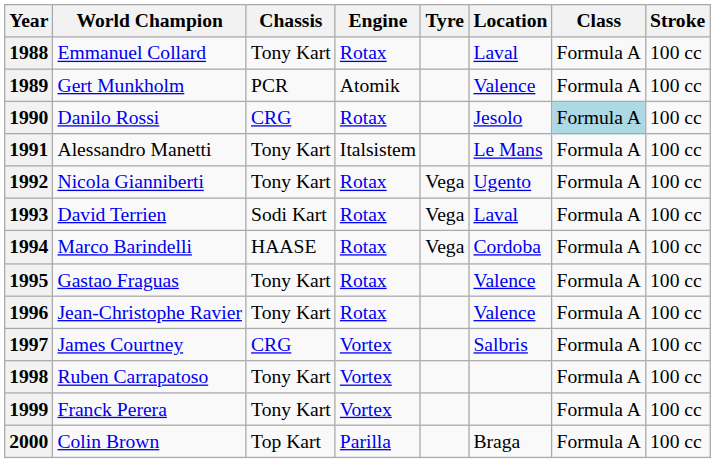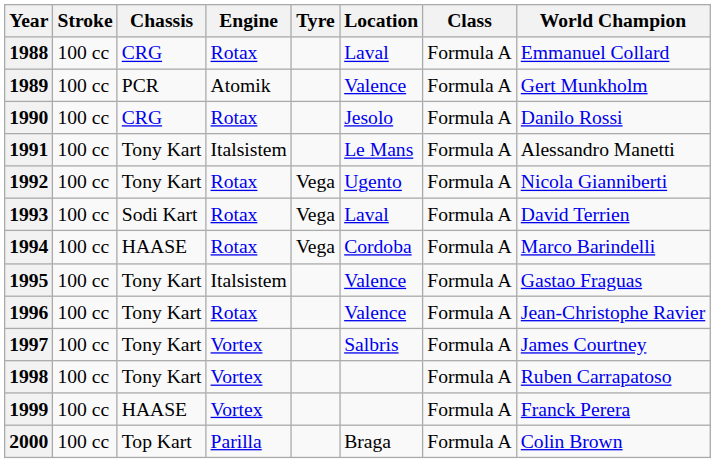columns swapped: (150, 20) <-> (678, 20)
(291, 53) Tony Kart -> (142, 53) CRG
(599, 117) lightblue background -> (469, 117) no background
(363, 279) Rotax -> (249, 279) Italsistem
(271, 344) CRG -> (162, 344) Tony Kart
(291, 408) Tony Kart -> (154, 408) HAASE
